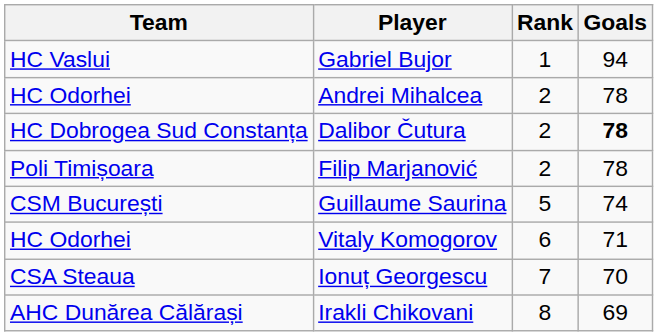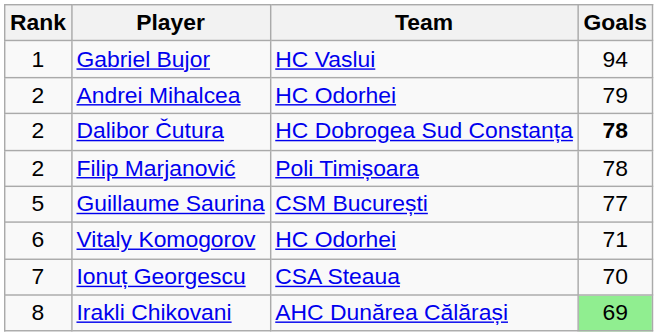columns swapped: (545, 22) <-> (159, 22)
(615, 95) 78 -> (615, 95) 79
(615, 204) 74 -> (615, 204) 77
(615, 312) no background -> (615, 312) lightgreen background
